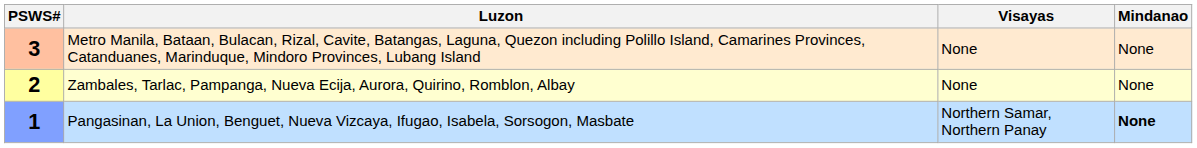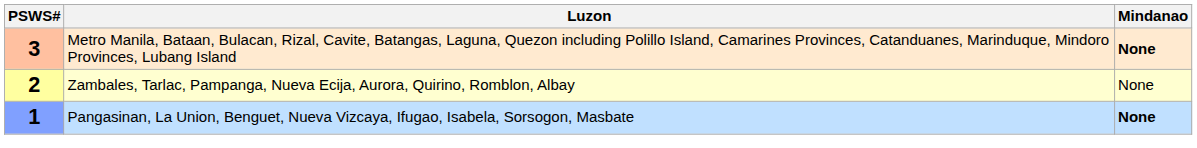- column: (1026, 16)
(1136, 48) normal -> (1137, 48) bold
